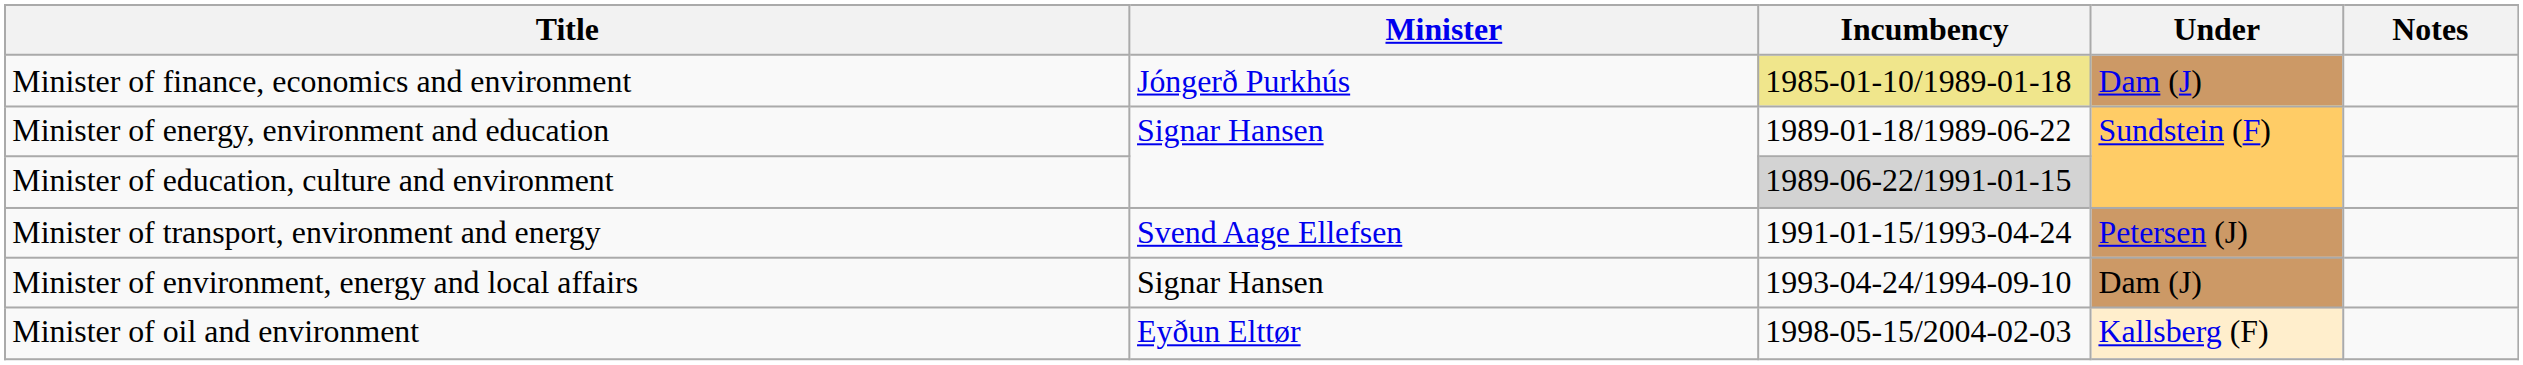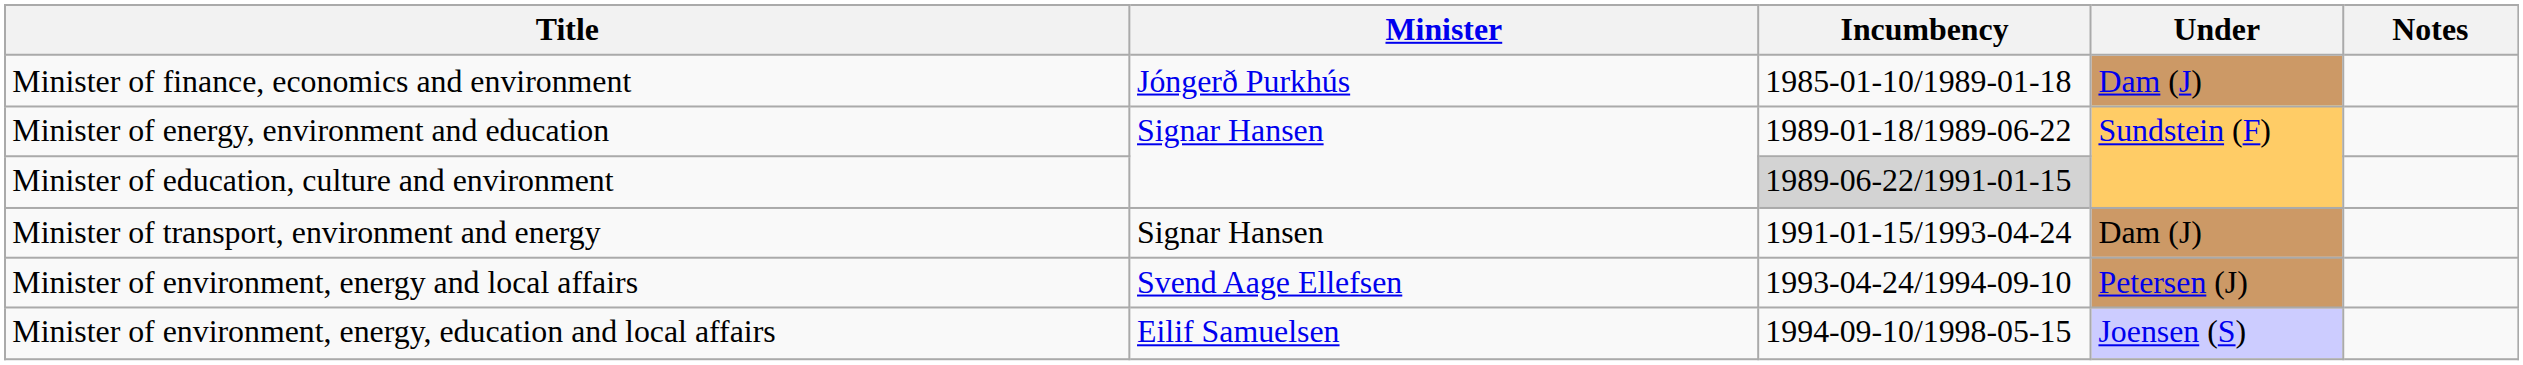(1918, 80) khaki background -> (1918, 80) no background
(1270, 231) Svend Aage Ellefsen -> (1230, 231) Signar Hansen
(2173, 231) Petersen (J) -> (2150, 231) Dam (J)
(1230, 282) Signar Hansen -> (1270, 282) Svend Aage Ellefsen
(2150, 282) Dam (J) -> (2173, 282) Petersen (J)
+ row: (394, 332)
- row: (216, 332)
